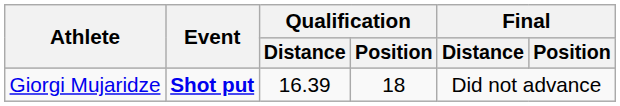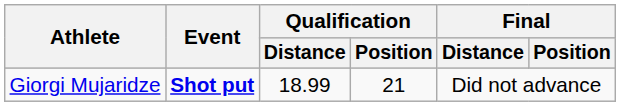(305, 85) 16.39 -> (305, 85) 18.99
(394, 85) 18 -> (394, 85) 21
